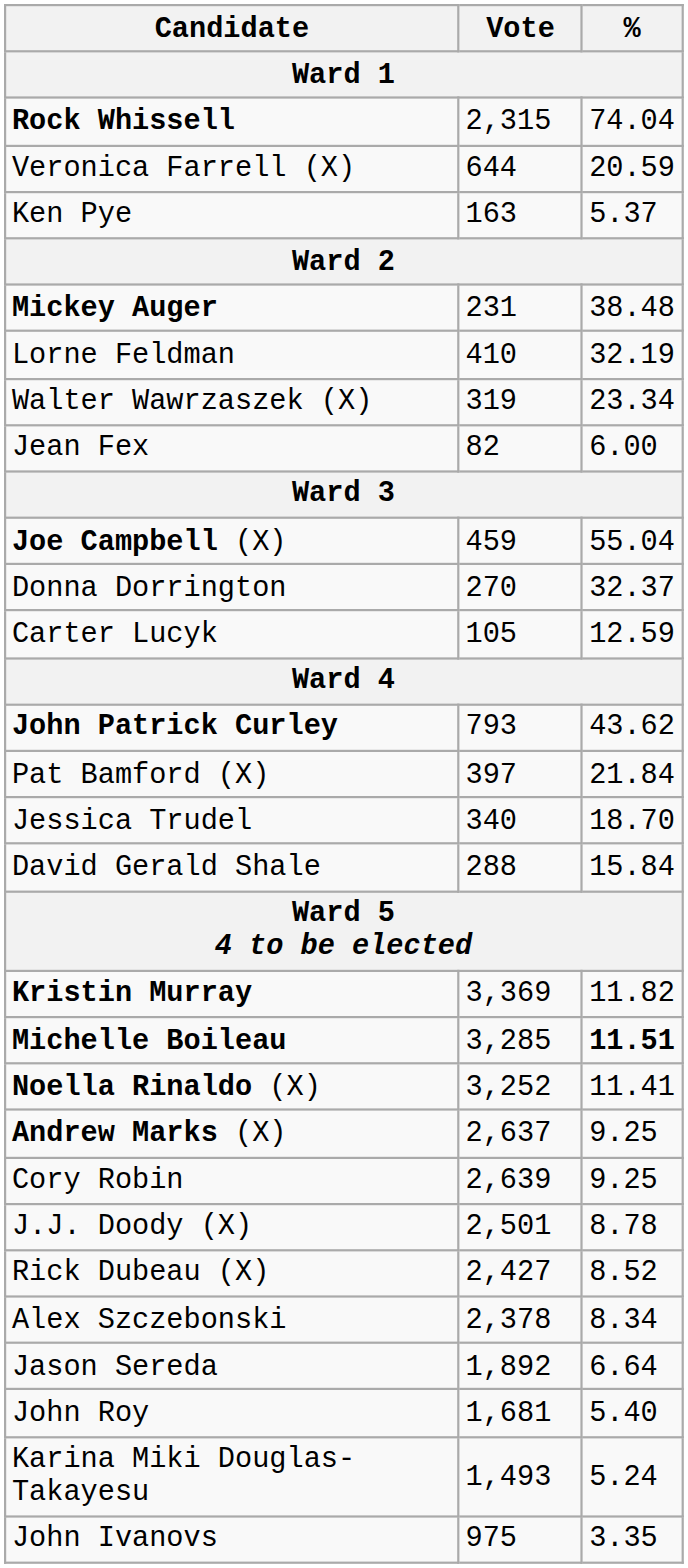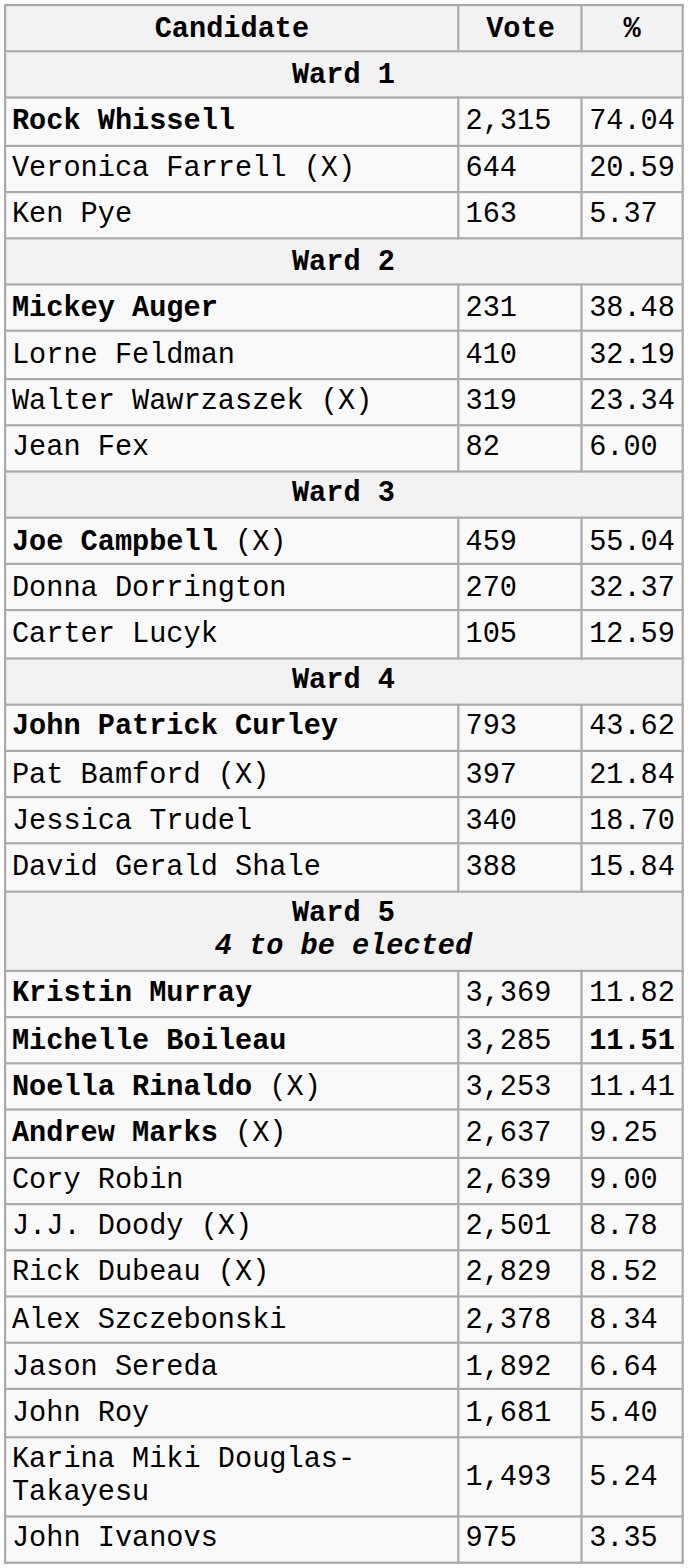(491, 867) 288 -> (491, 867) 388
(508, 1087) 3,252 -> (508, 1087) 3,253
(623, 1180) 9.25 -> (623, 1180) 9.00
(508, 1273) 2,427 -> (508, 1273) 2,829
